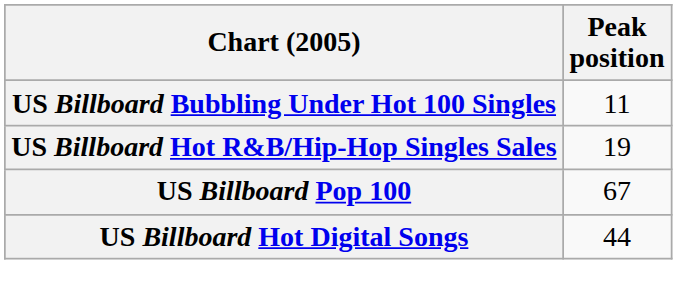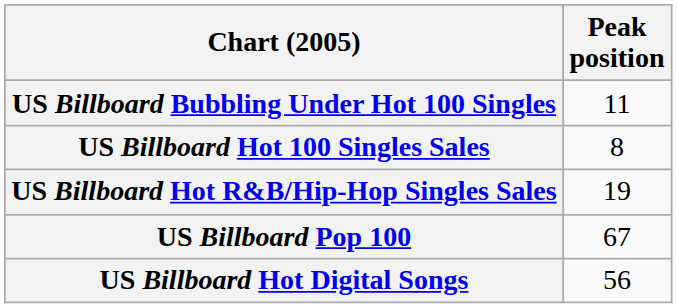+ row: (284, 147)
(617, 235) 44 -> (617, 280) 56
